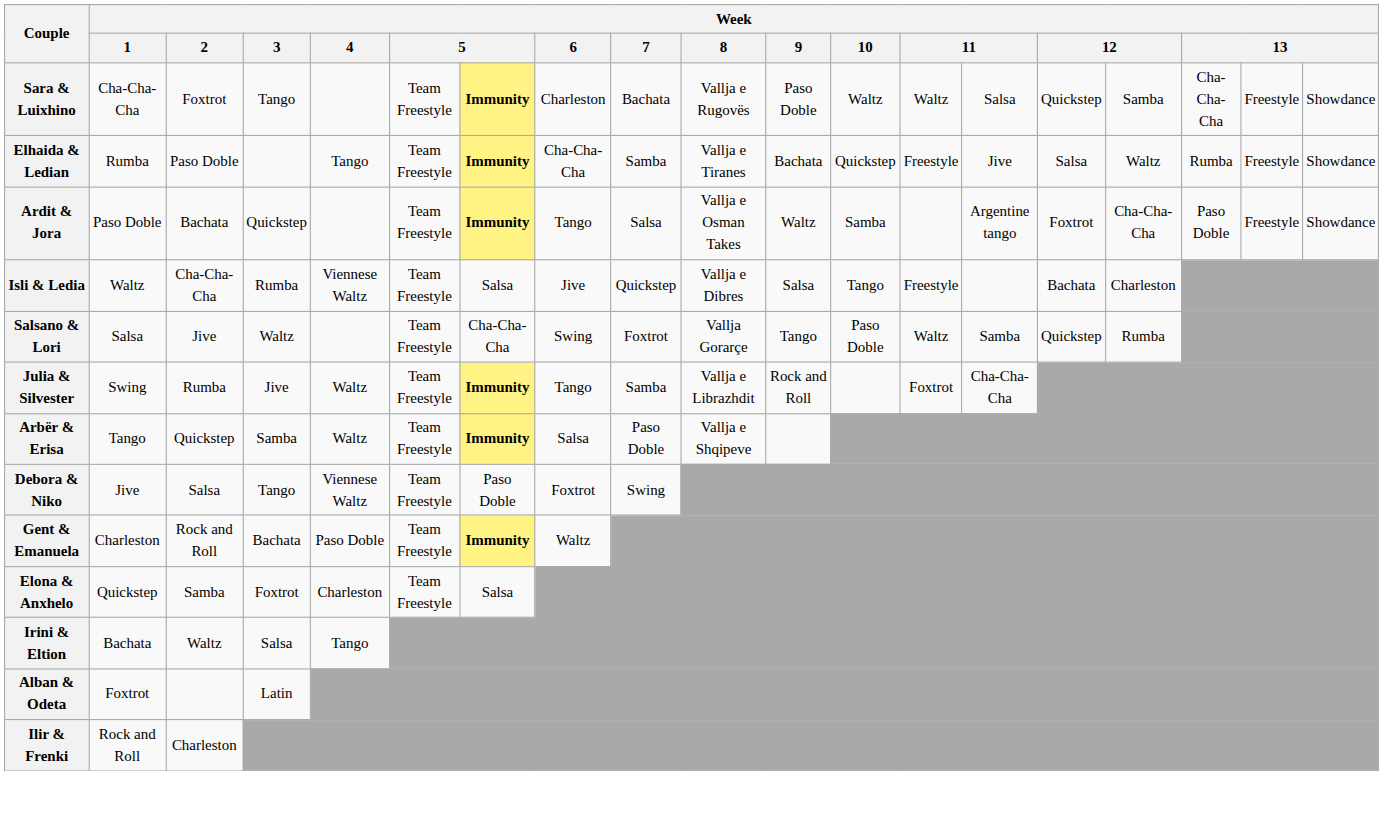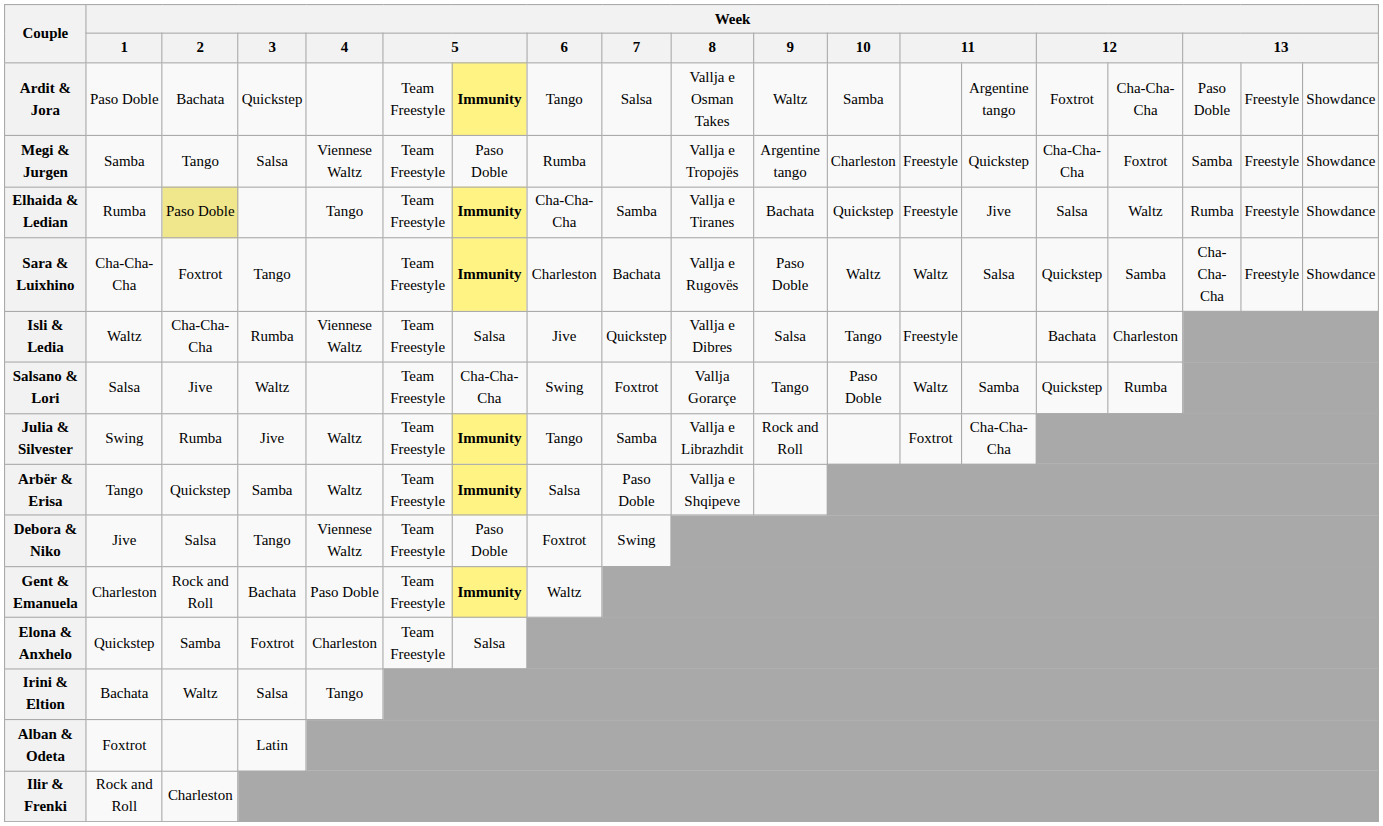rows swapped: (47, 98) <-> (47, 222)
+ row: (45, 160)
(204, 160) no background -> (200, 211) khaki background
